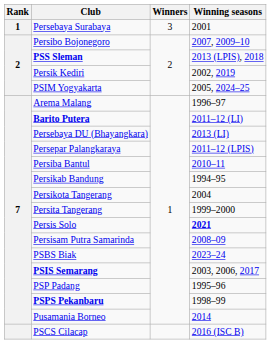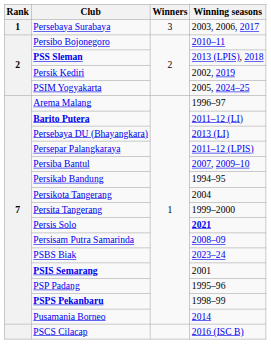(201, 27) 2001 -> (225, 27) 2003, 2006, 2017
(221, 42) 2007, 2009–10 -> (208, 42) 2010–11
(208, 164) 2010–11 -> (221, 164) 2007, 2009–10
(225, 270) 2003, 2006, 2017 -> (201, 270) 2001
